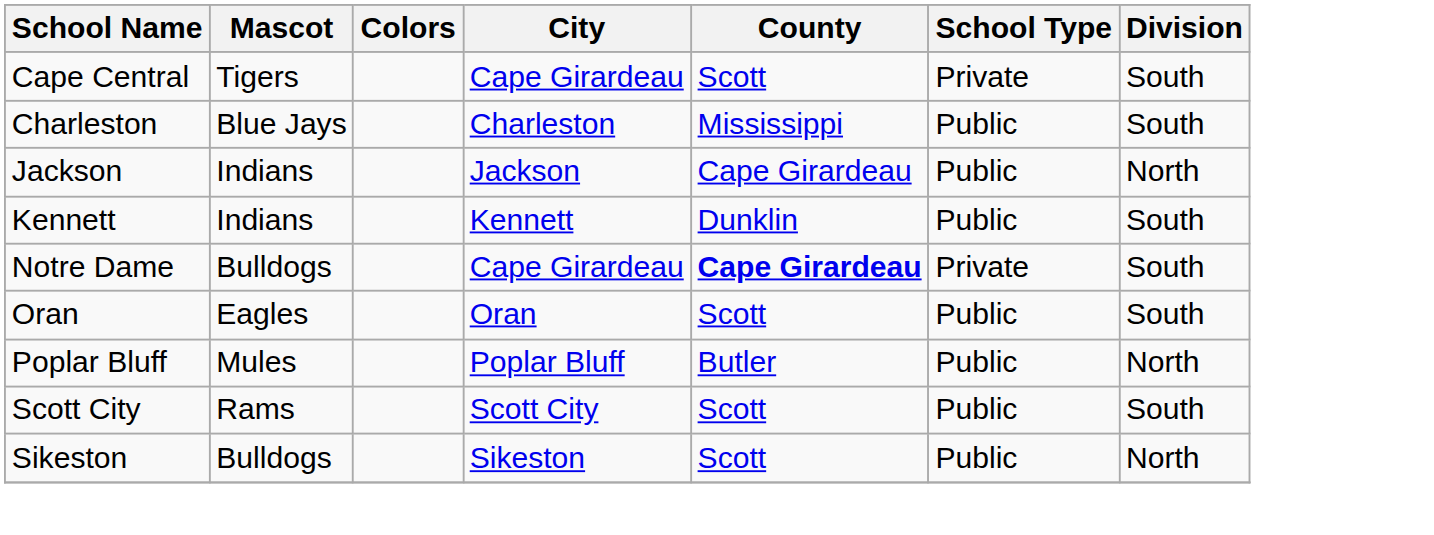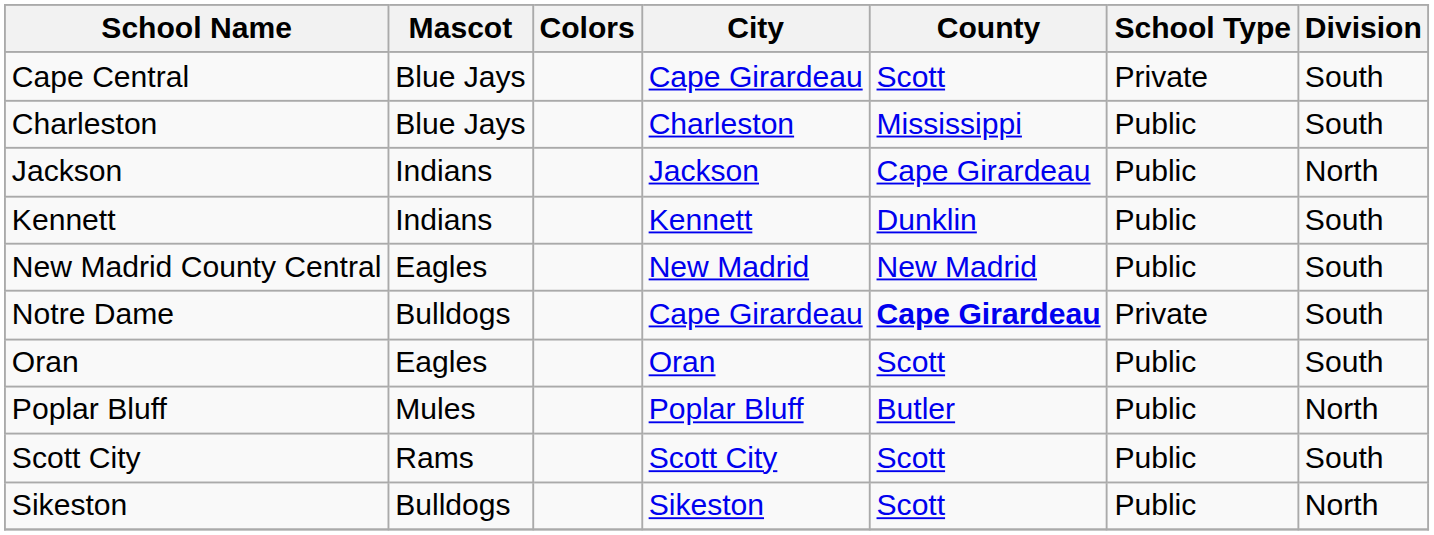(258, 76) Tigers -> (460, 76) Blue Jays
+ row: (197, 266)
